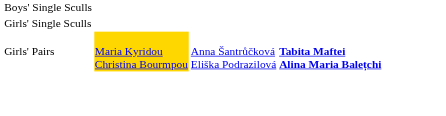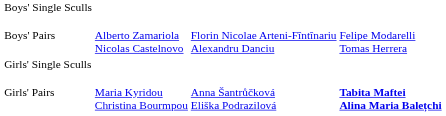+ row: (30, 36)
(141, 58) gold background -> (141, 99) no background
